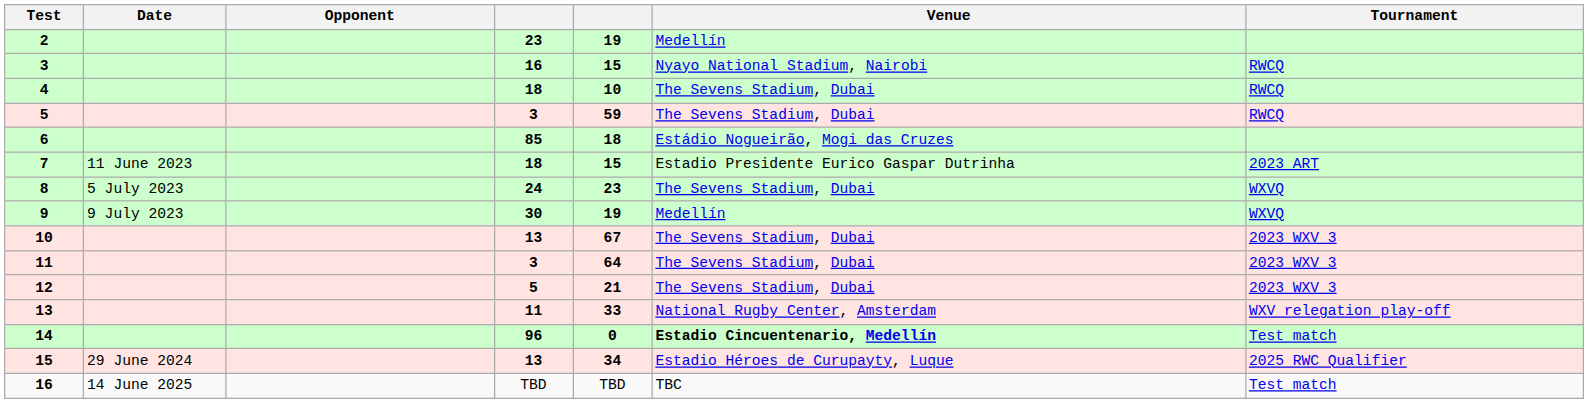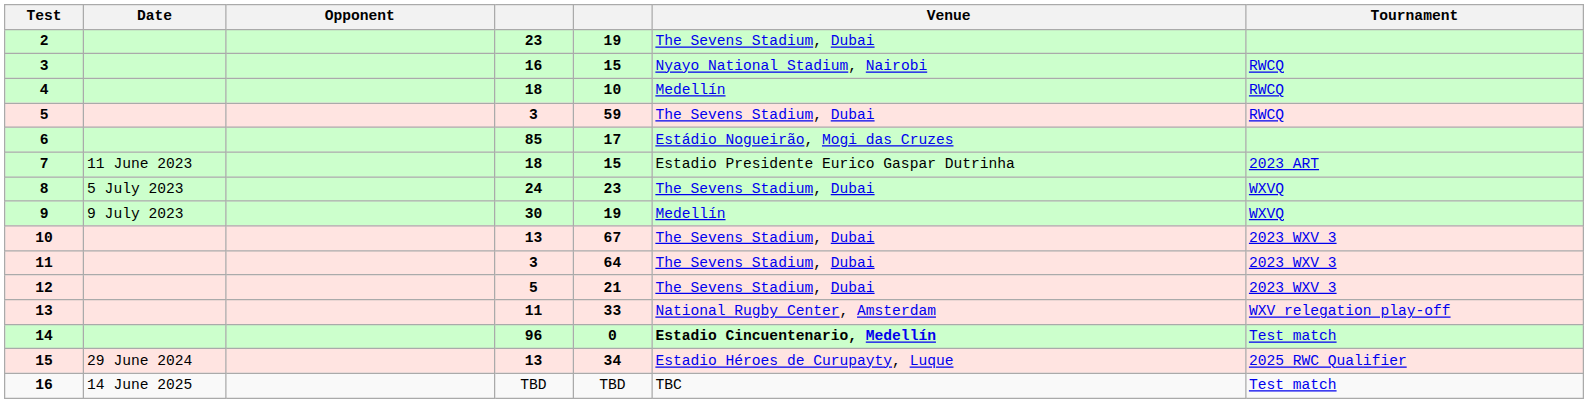(690, 41) Medellín -> (765, 41) The Sevens Stadium, Dubai
(765, 90) The Sevens Stadium, Dubai -> (690, 90) Medellín
(612, 139) 18 -> (612, 139) 17
